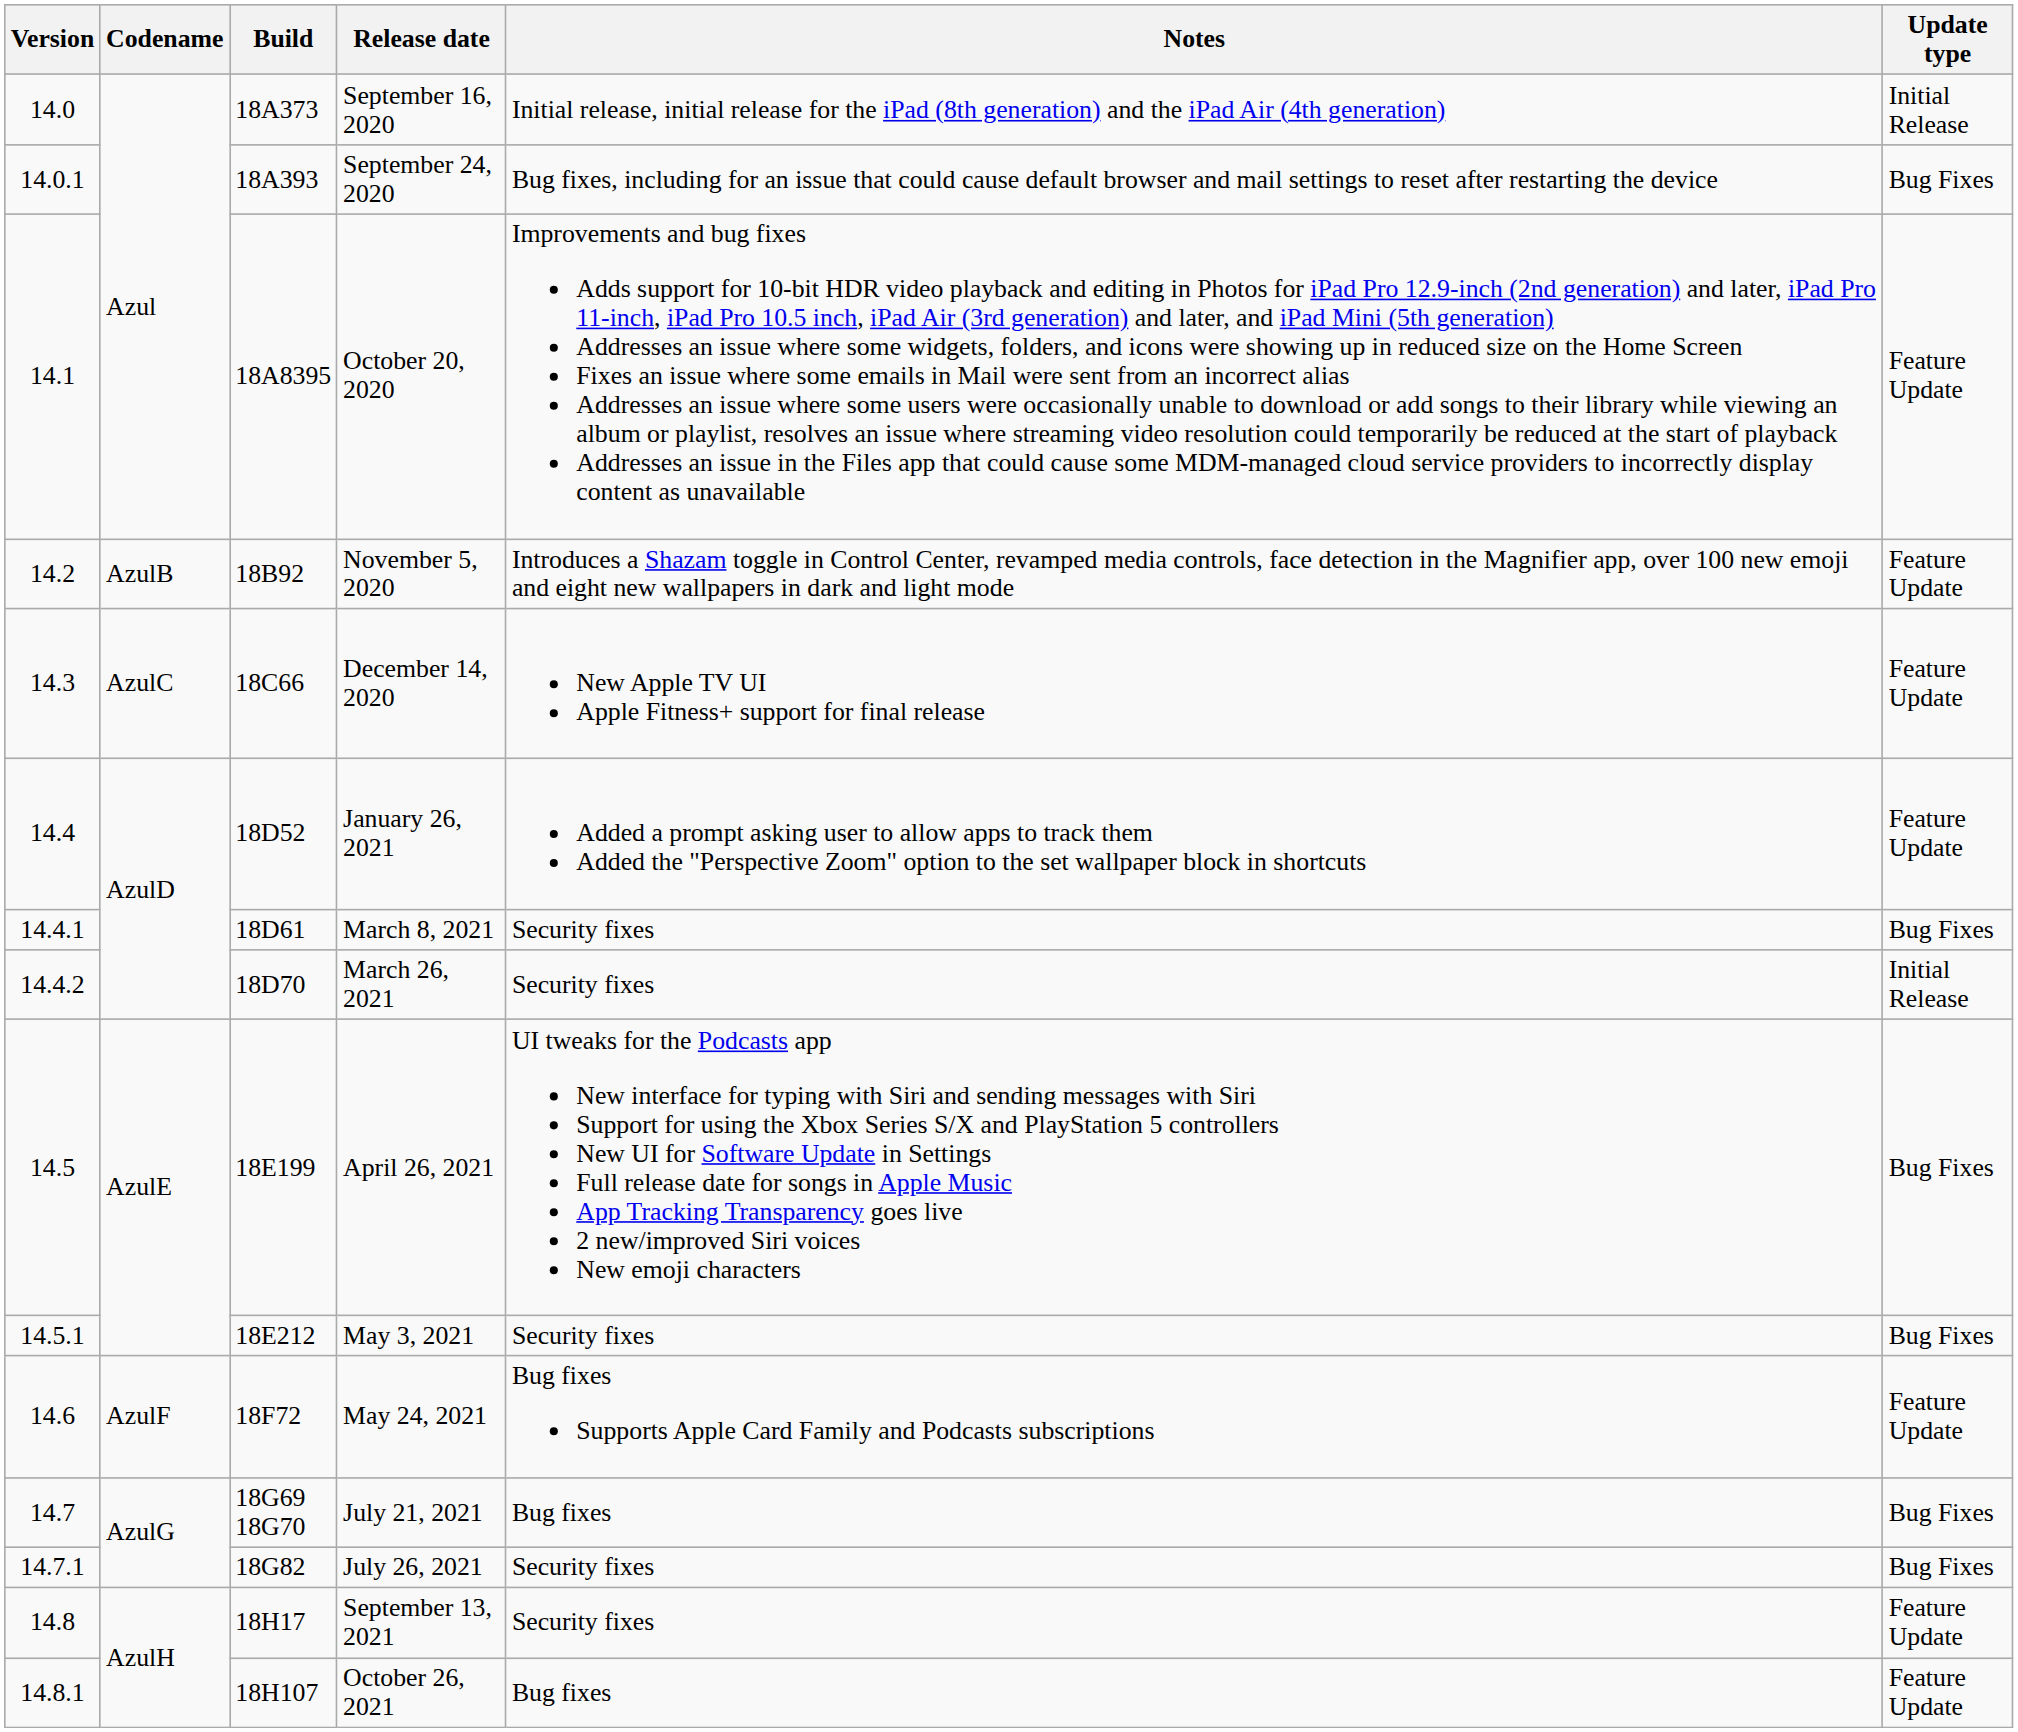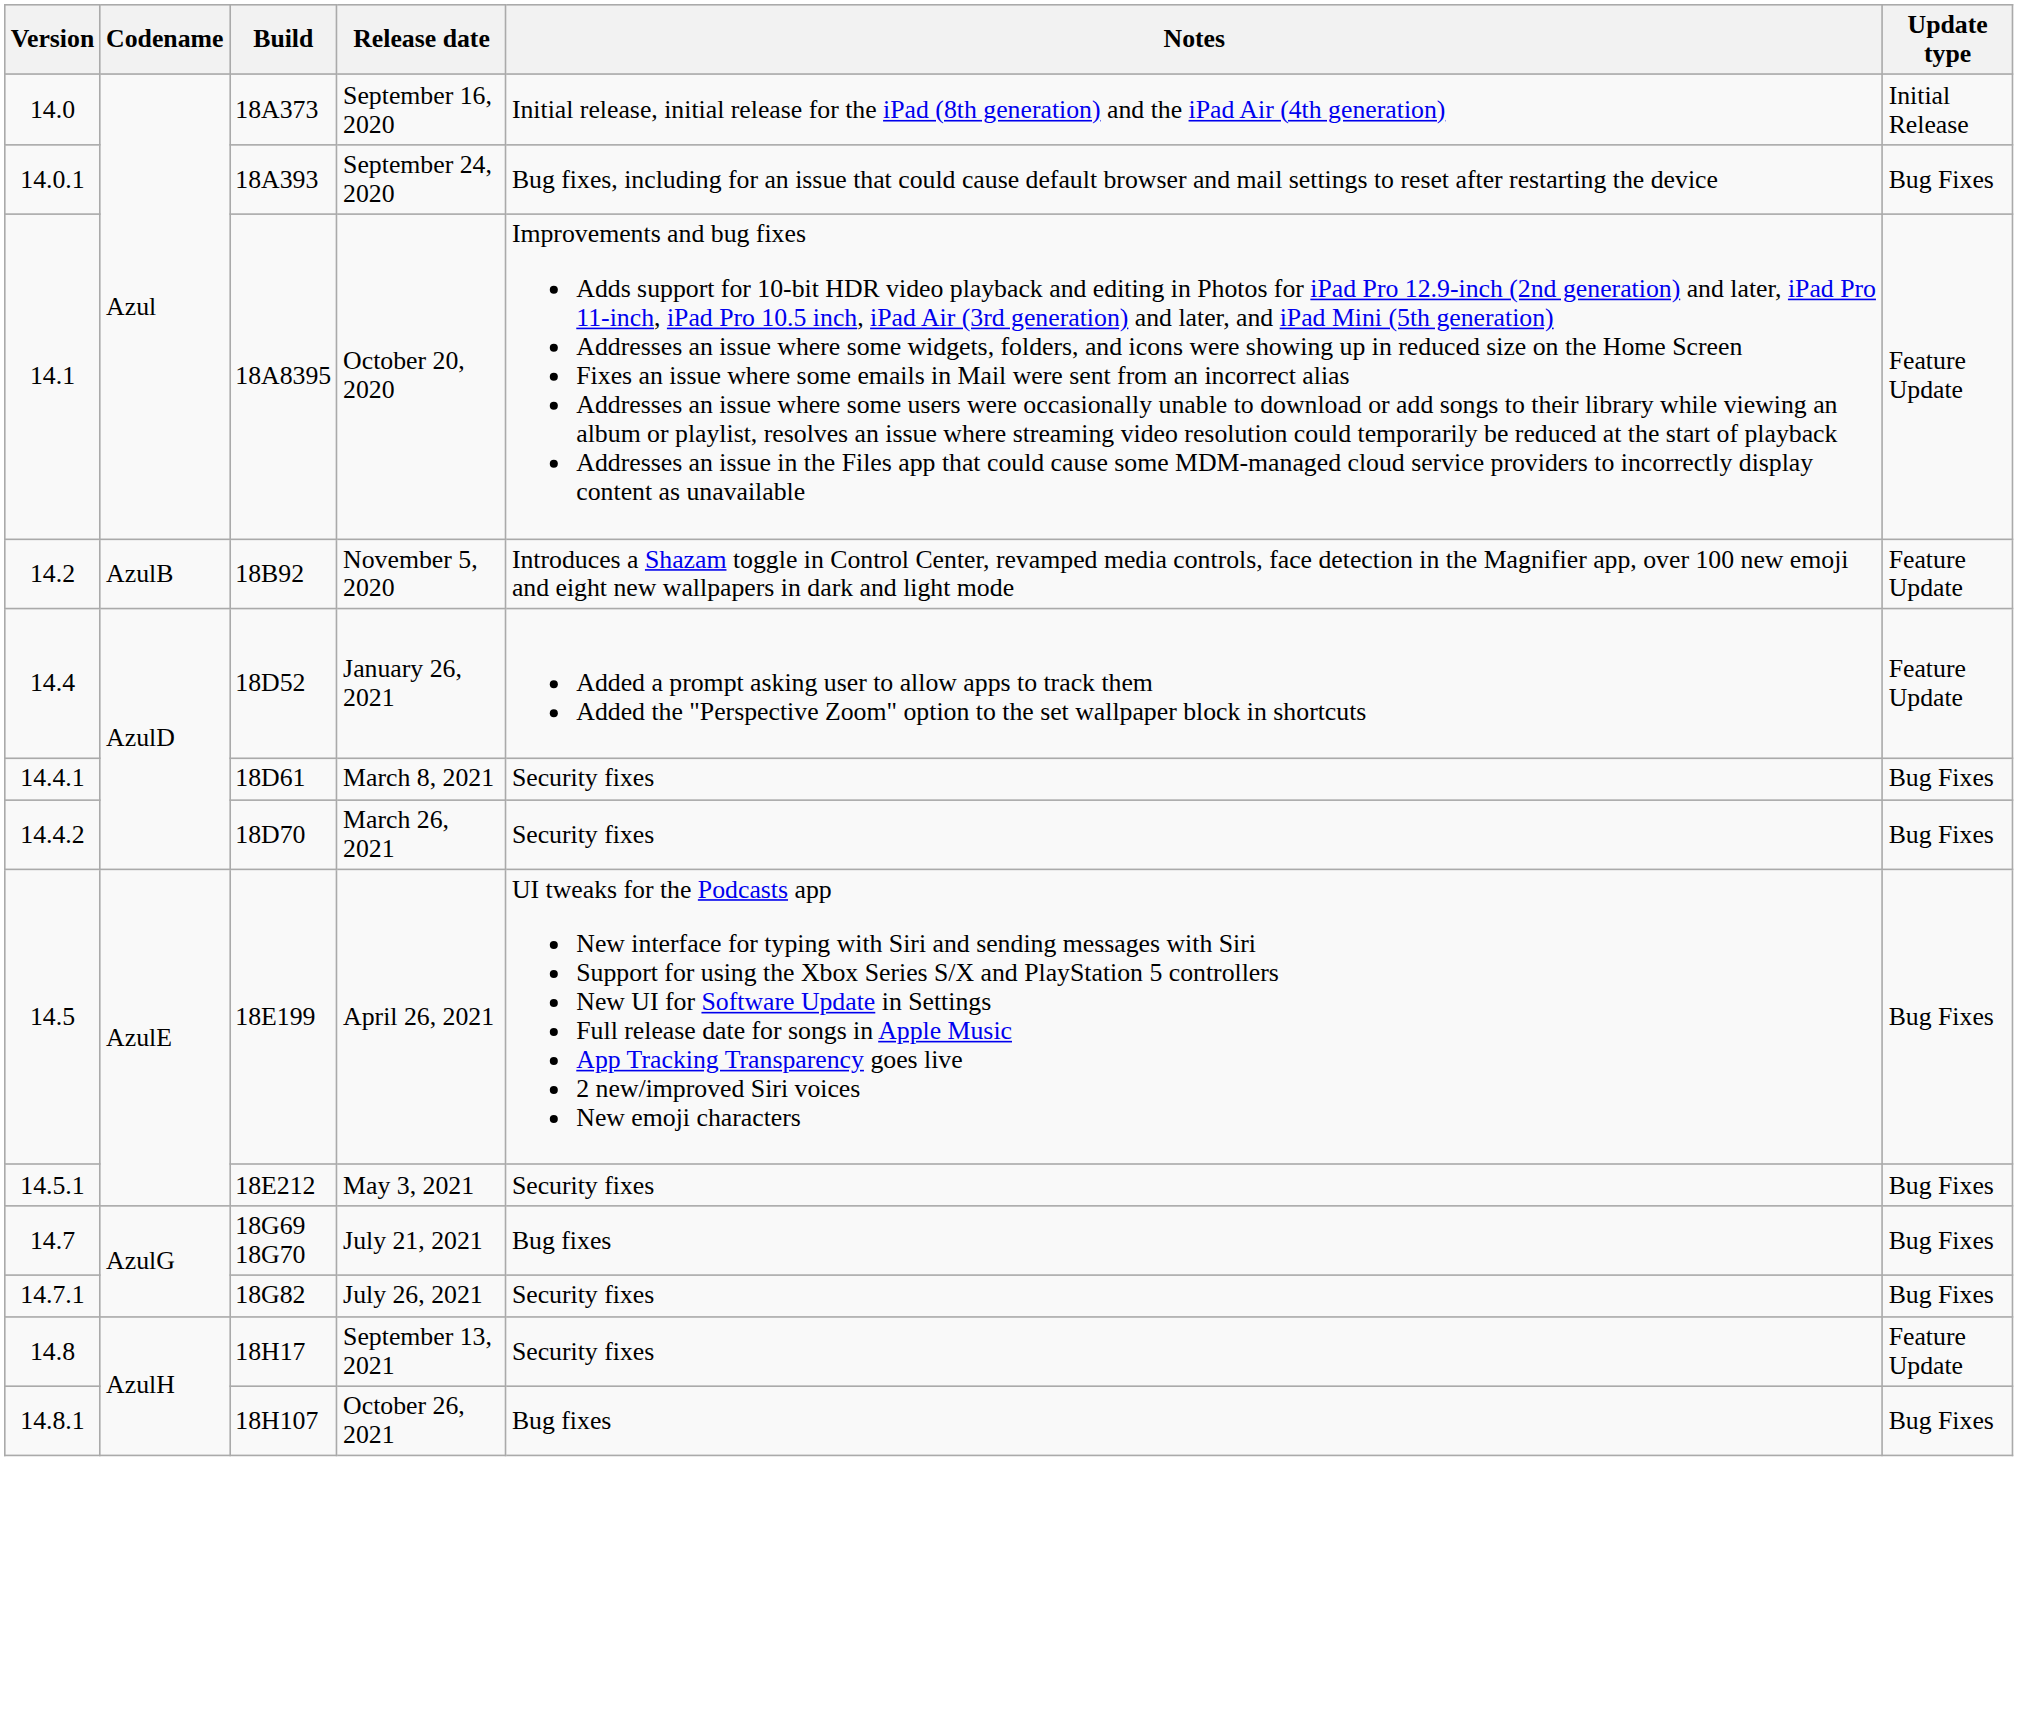- row: (415, 683)
(1929, 984) Initial Release -> (1941, 834) Bug Fixes
- row: (415, 1416)
(1927, 1692) Feature Update -> (1941, 1420) Bug Fixes
